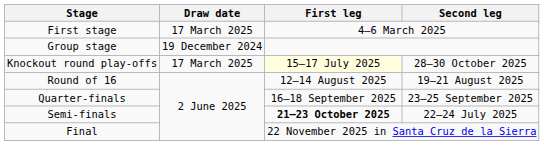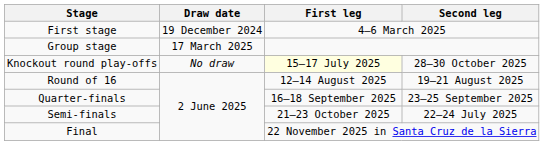(212, 30) 17 March 2025 -> (212, 30) 19 December 2024
(212, 47) 19 December 2024 -> (212, 47) 17 March 2025
(212, 64) 17 March 2025 -> (212, 64) No draw
(333, 115) bold -> (333, 115) normal
